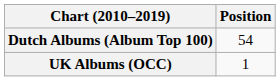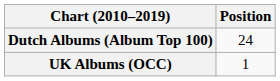(246, 40) 54 -> (246, 40) 24
